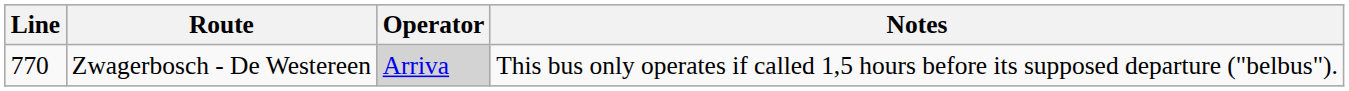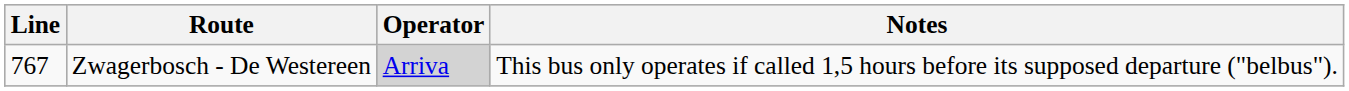(30, 65) 770 -> (30, 65) 767
